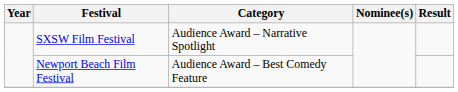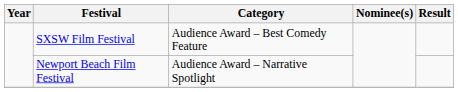(239, 39) Audience Award – Narrative Spotlight -> (249, 39) Audience Award – Best Comedy Feature
(249, 71) Audience Award – Best Comedy Feature -> (239, 71) Audience Award – Narrative Spotlight
